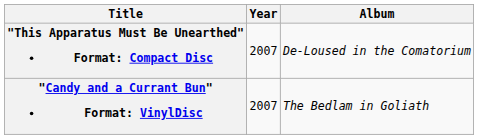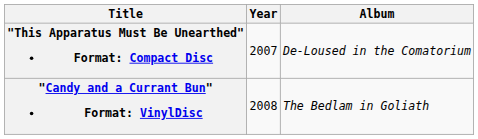(263, 106) 2007 -> (263, 106) 2008
